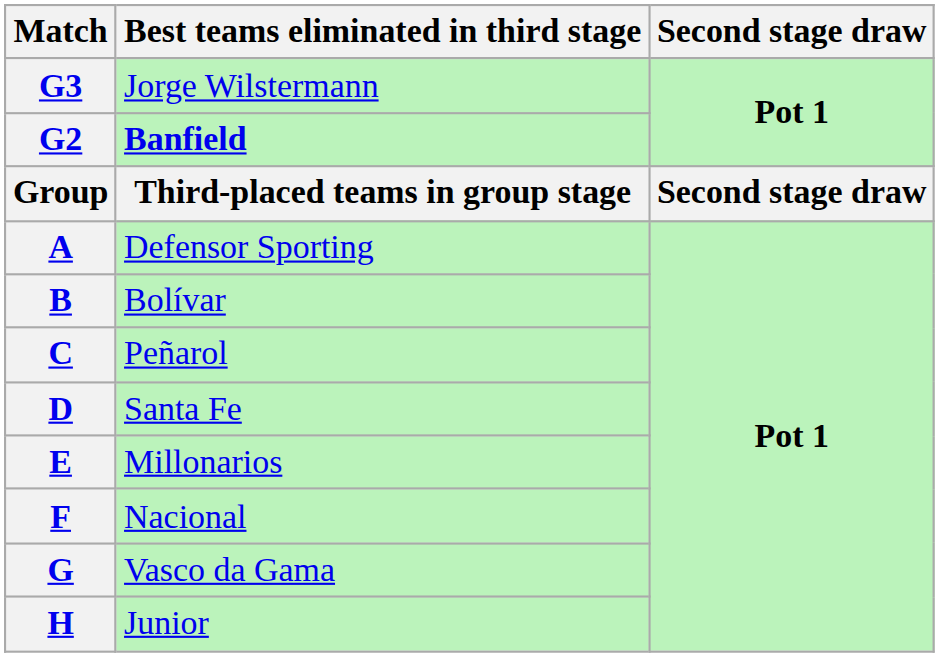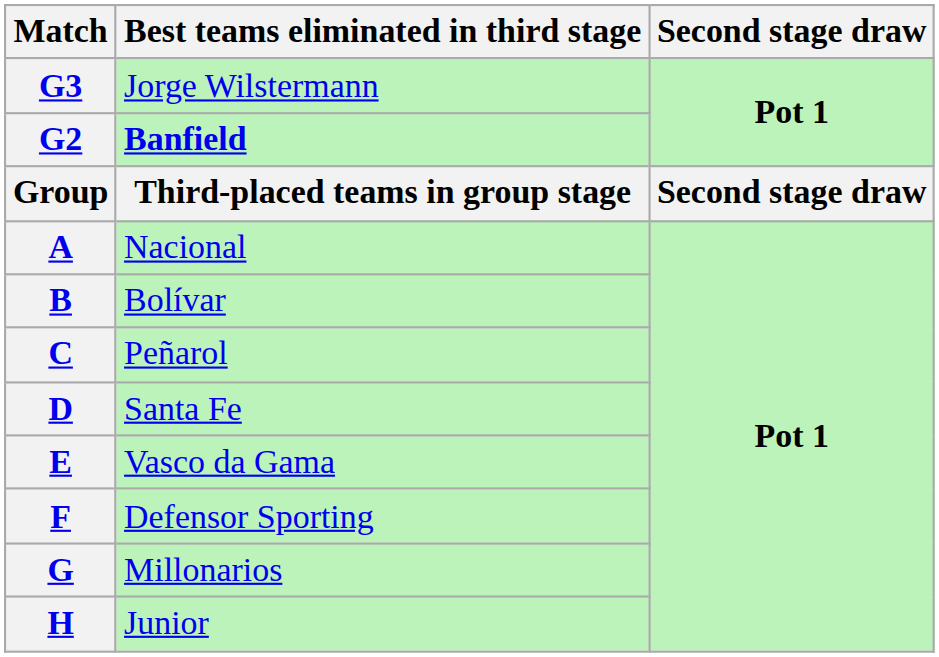(249, 246) Defensor Sporting -> (185, 246) Nacional
(203, 461) Millonarios -> (230, 461) Vasco da Gama
(185, 515) Nacional -> (249, 515) Defensor Sporting
(230, 569) Vasco da Gama -> (203, 569) Millonarios
